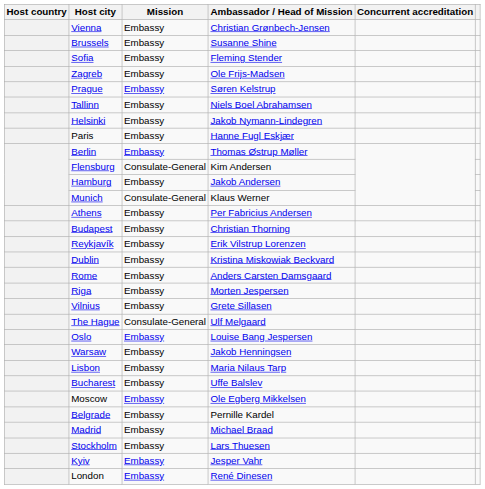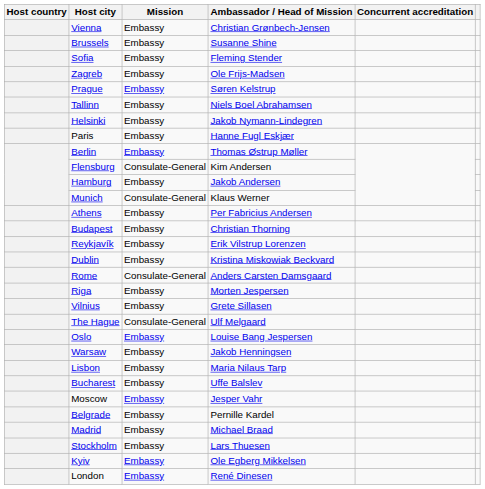(144, 275) Embassy -> (165, 275) Consulate-General
(258, 399) Ole Egberg Mikkelsen -> (236, 399) Jesper Vahr
(236, 461) Jesper Vahr -> (258, 461) Ole Egberg Mikkelsen
